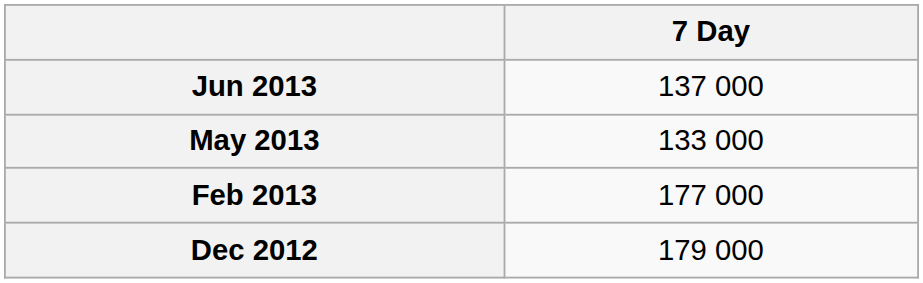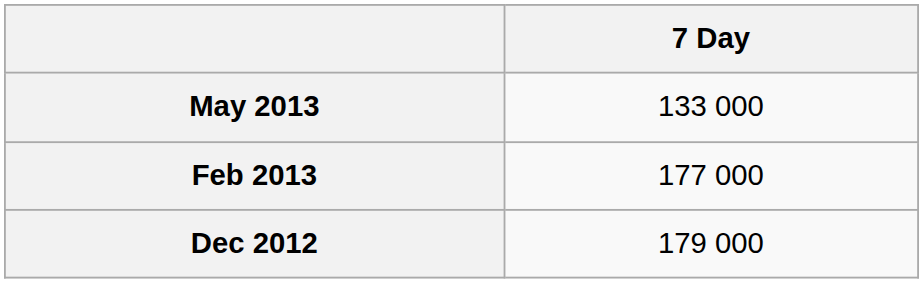- row: (254, 86)
